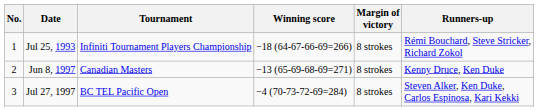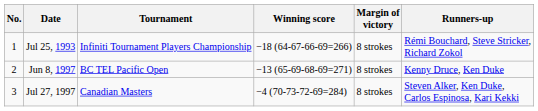(116, 69) Canadian Masters -> (124, 69) BC TEL Pacific Open
(124, 92) BC TEL Pacific Open -> (116, 92) Canadian Masters
